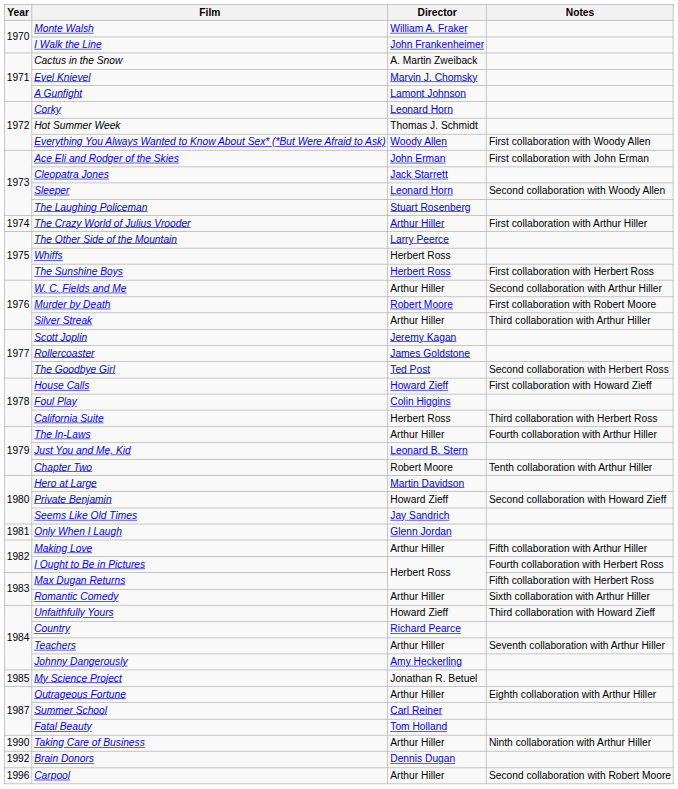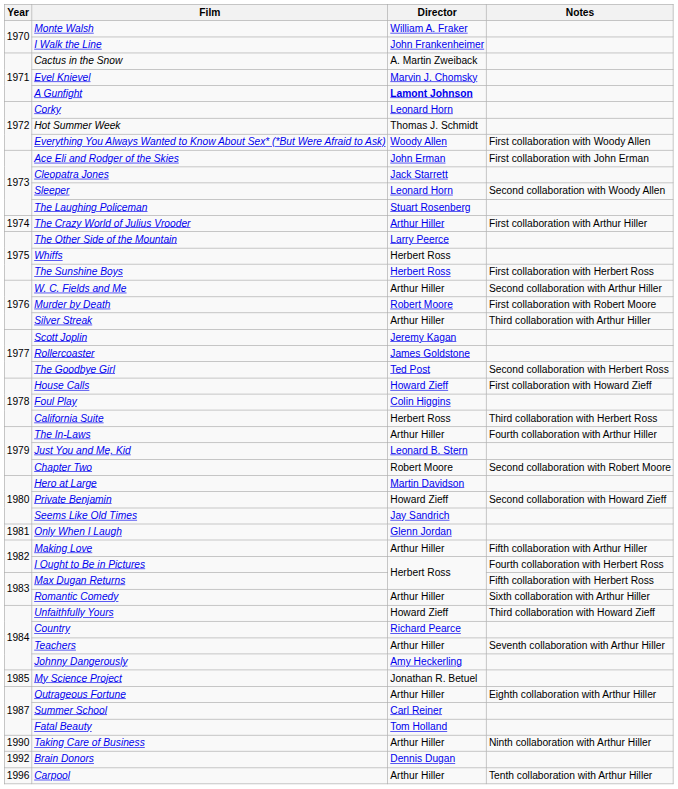(428, 93) normal -> (432, 93) bold
(571, 467) Tenth collaboration with Arthur Hiller -> (580, 467) Second collaboration with Robert Moore
(580, 775) Second collaboration with Robert Moore -> (571, 775) Tenth collaboration with Arthur Hiller
